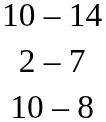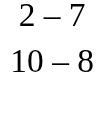- row: (52, 14)
